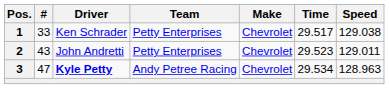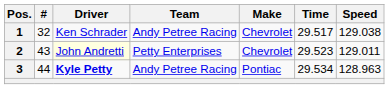(44, 32) 33 -> (44, 32) 32
(177, 32) Petty Enterprises -> (185, 32) Andy Petree Racing
(90, 51) no background -> (90, 51) lightyellow background
(44, 69) 47 -> (44, 69) 44
(267, 69) Chevrolet -> (262, 69) Pontiac
